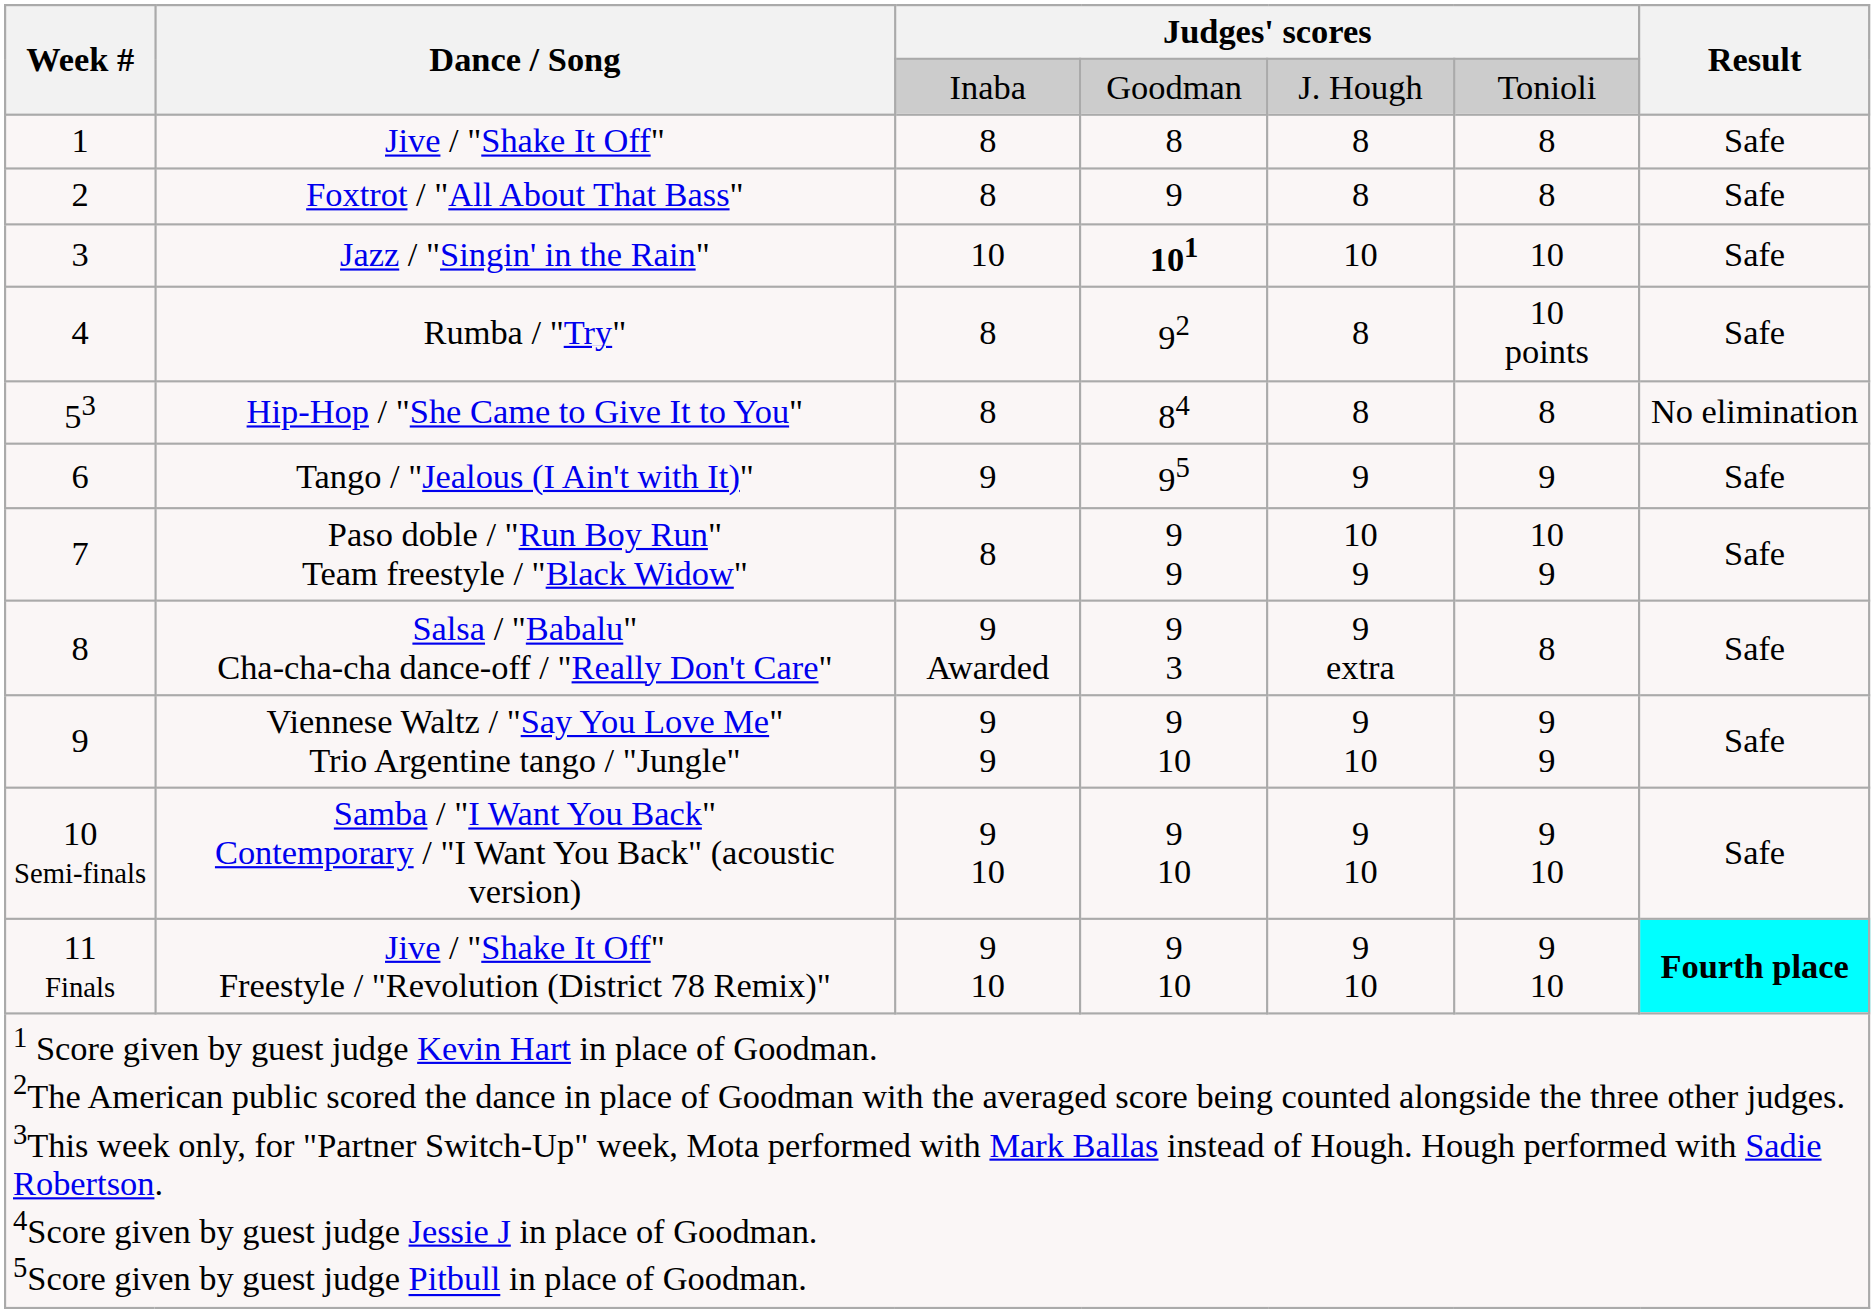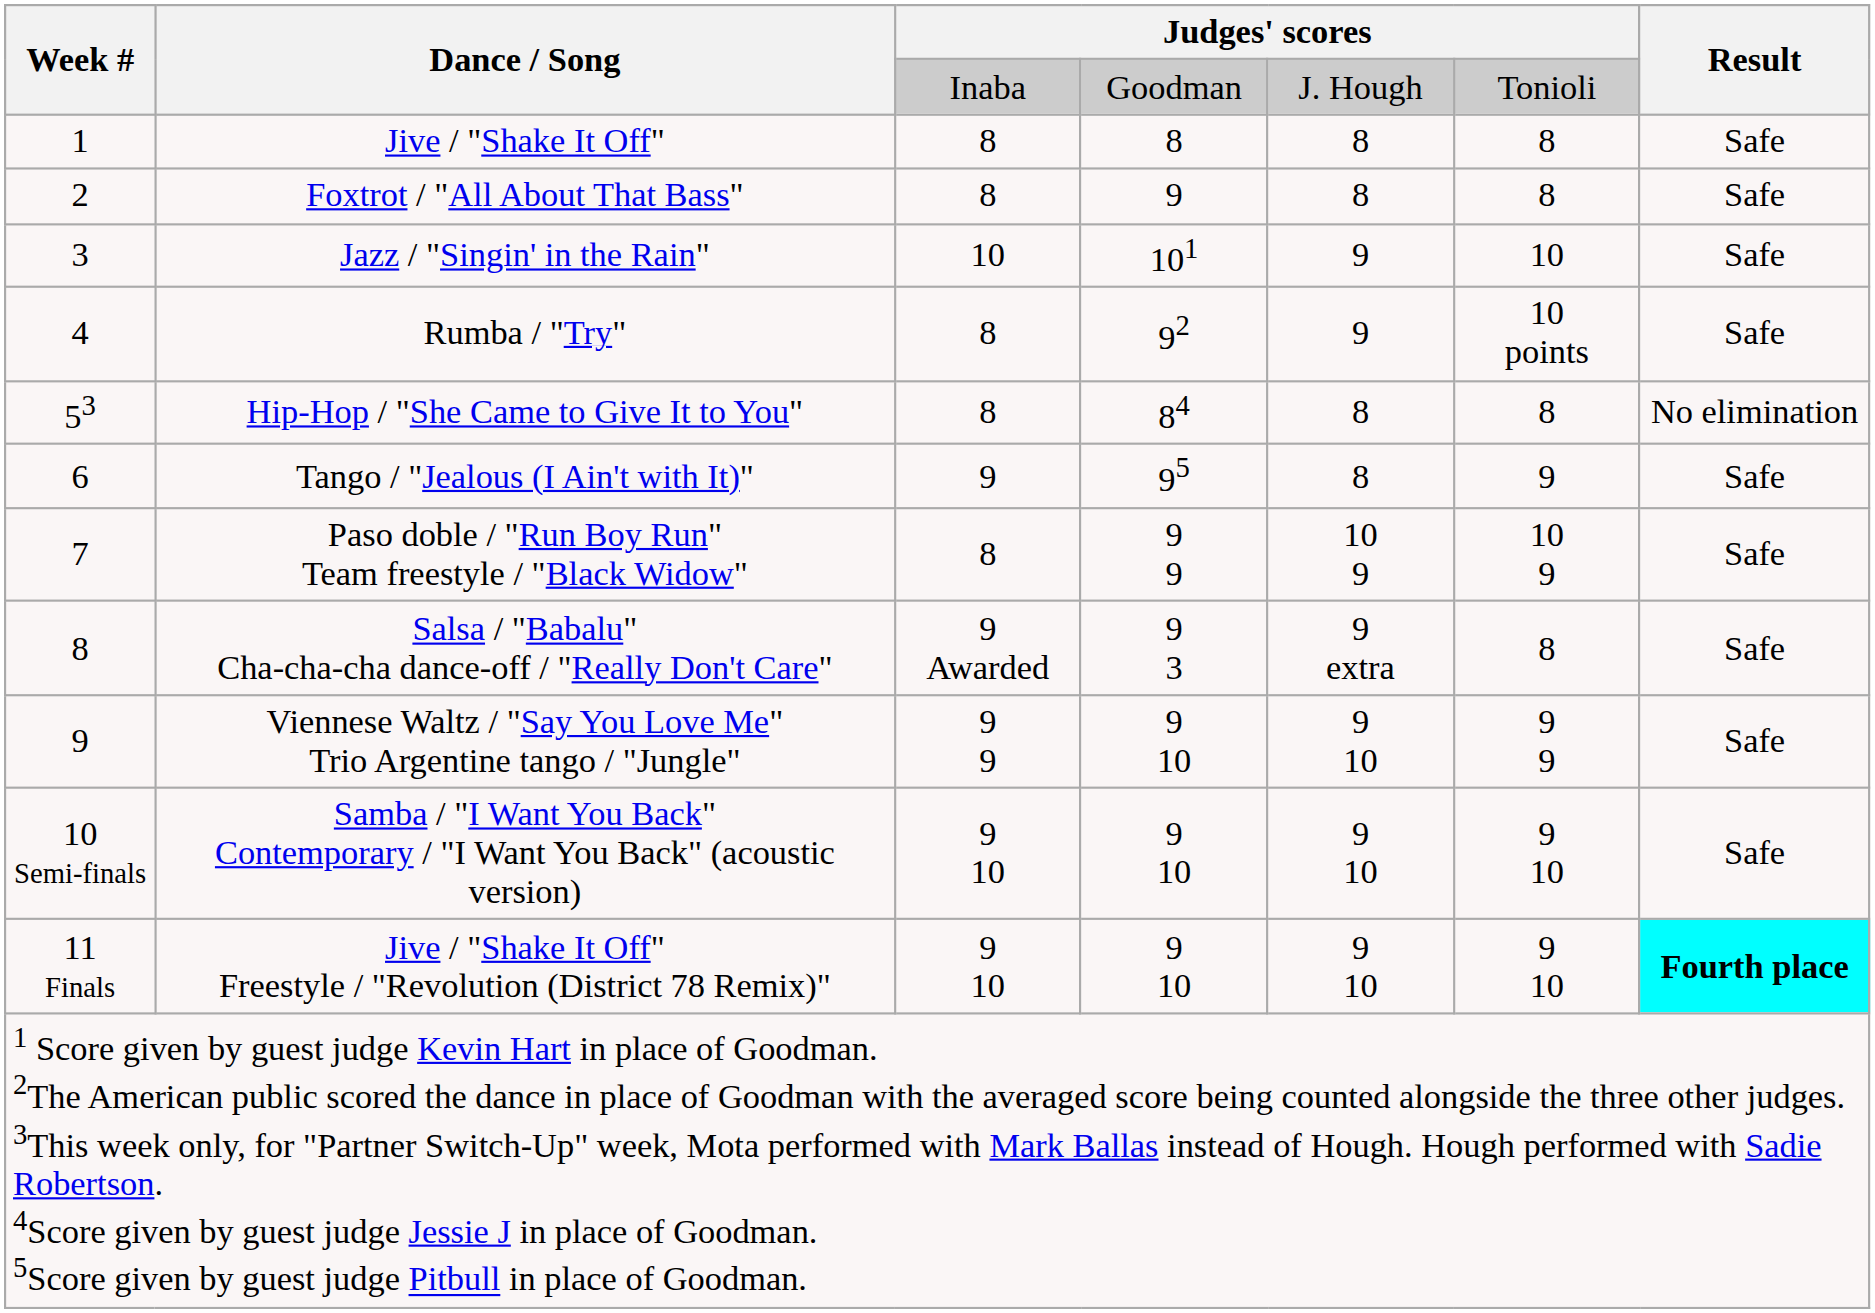(1174, 254) bold -> (1174, 254) normal
(1360, 254) 10 -> (1360, 254) 9
(1360, 333) 8 -> (1360, 333) 9
(1360, 475) 9 -> (1360, 475) 8
